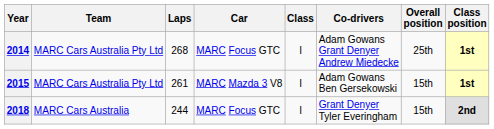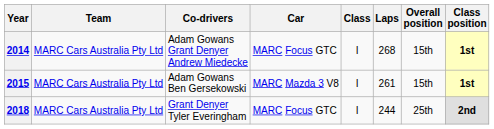columns swapped: (359, 18) <-> (180, 18)
(423, 51) 25th -> (423, 51) 15th
(81, 111) MARC Cars Australia -> (99, 111) MARC Cars Australia Pty Ltd
(423, 111) 15th -> (423, 111) 25th
